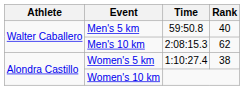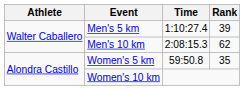(186, 29) 59:50.8 -> (186, 29) 1:10:27.4
(225, 29) 40 -> (225, 29) 39
(186, 61) 1:10:27.4 -> (186, 61) 59:50.8
(225, 61) 38 -> (225, 61) 35
